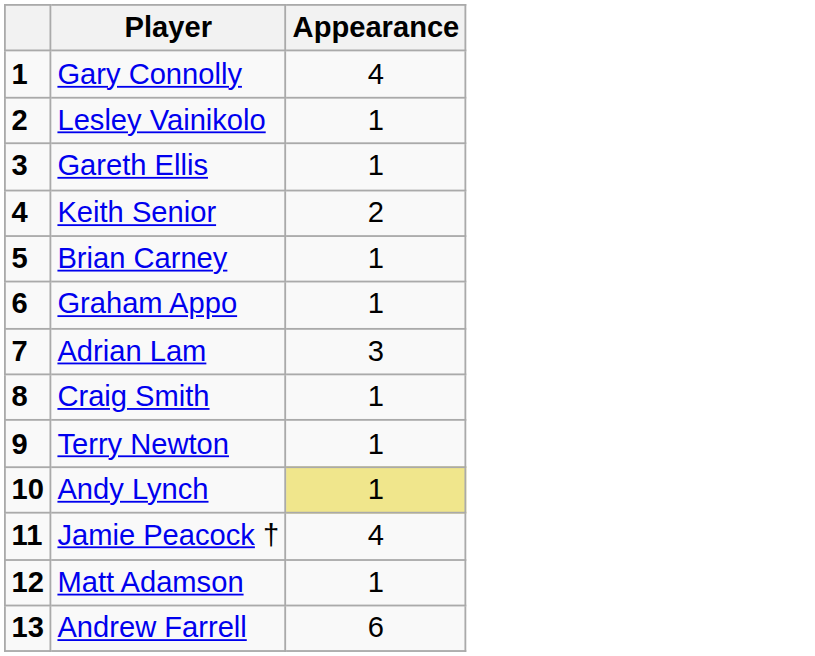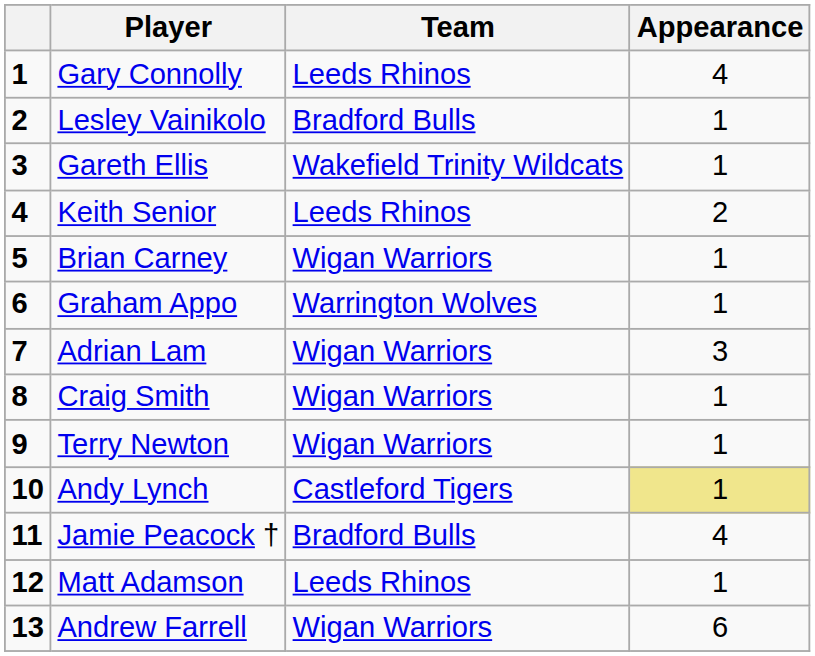+ column: (458, 27)
